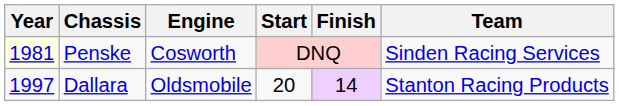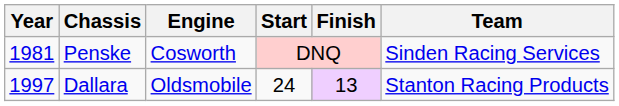(32, 53) lightyellow background -> (32, 53) no background
(284, 85) 20 -> (284, 85) 24
(346, 85) 14 -> (346, 85) 13
